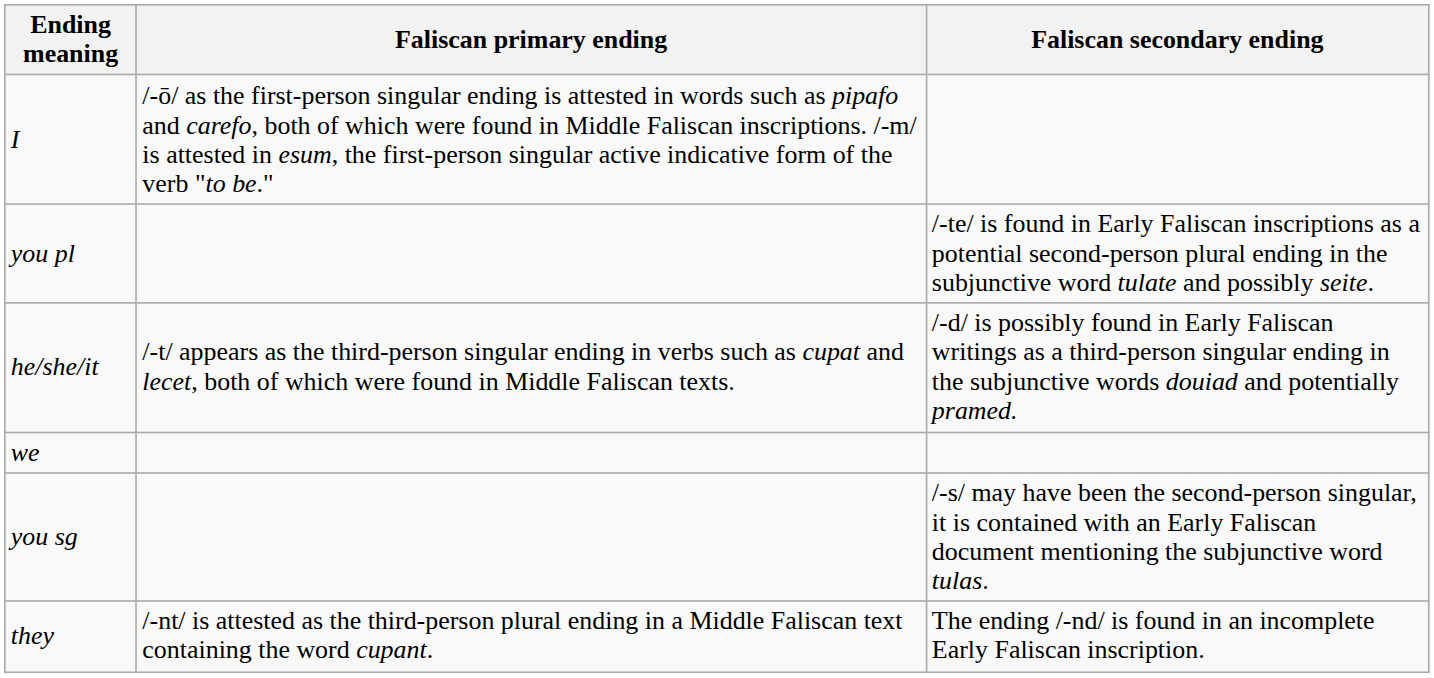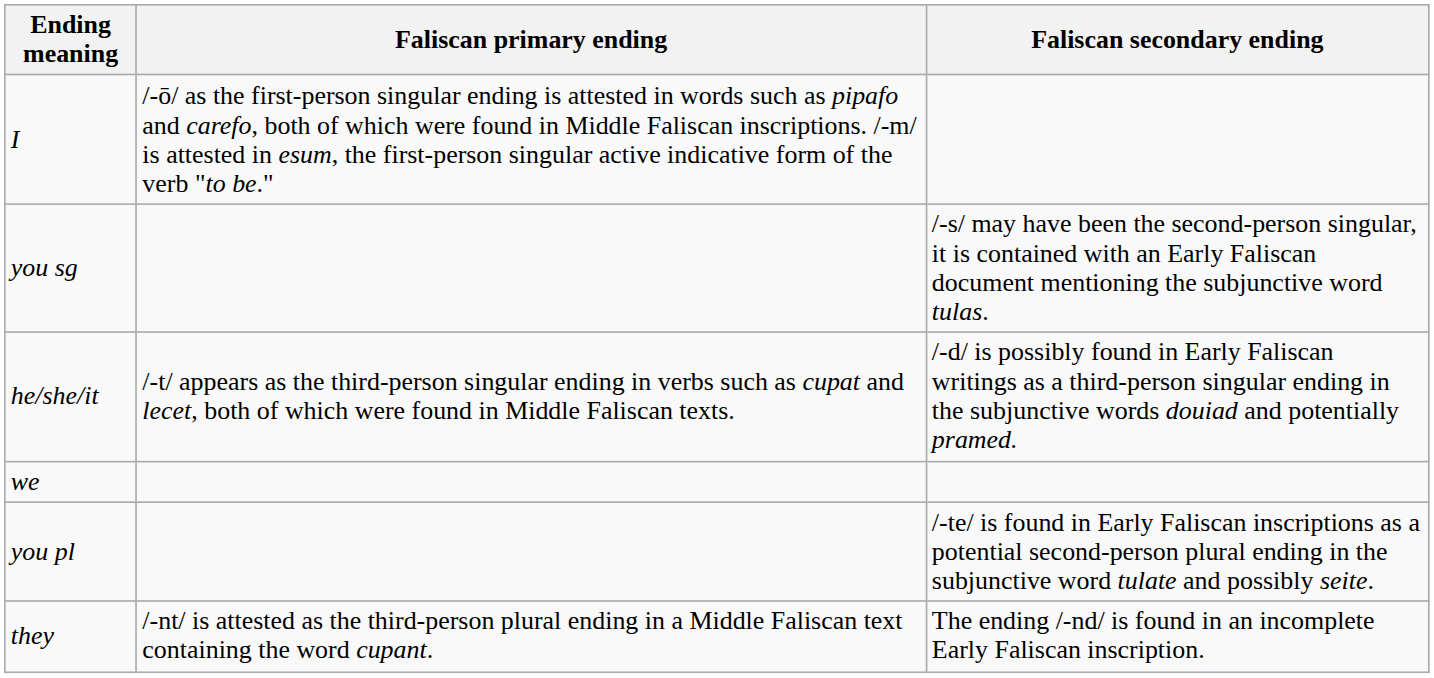rows swapped: (44, 536) <-> (43, 253)
